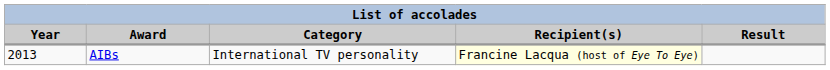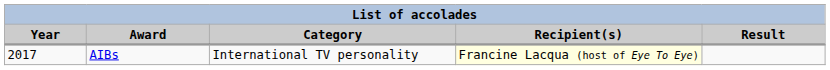(22, 55) 2013 -> (22, 55) 2017
